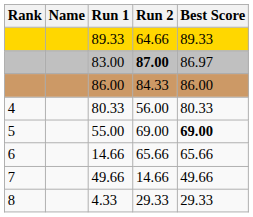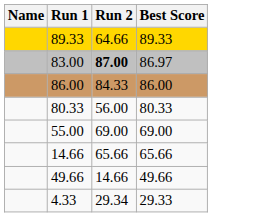- column: (25, 16)
(197, 131) bold -> (156, 131) normal
(152, 200) 29.33 -> (112, 200) 29.34
